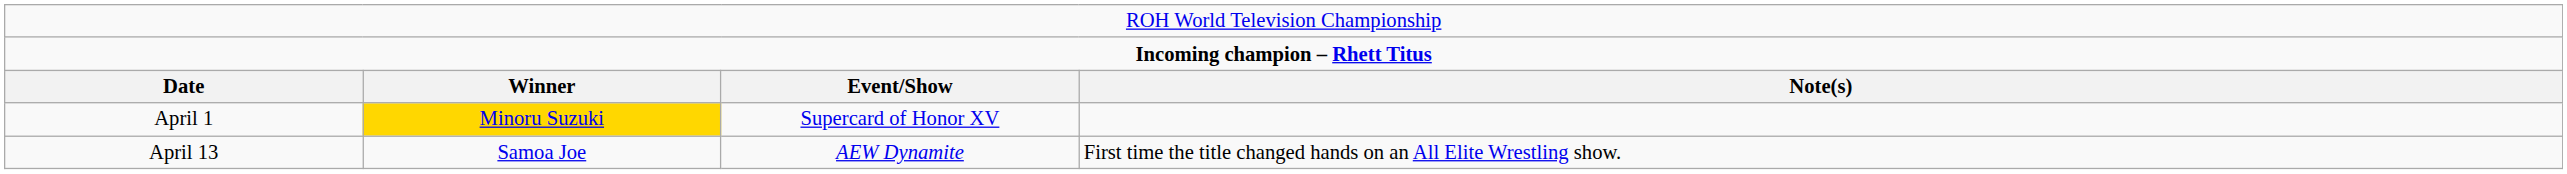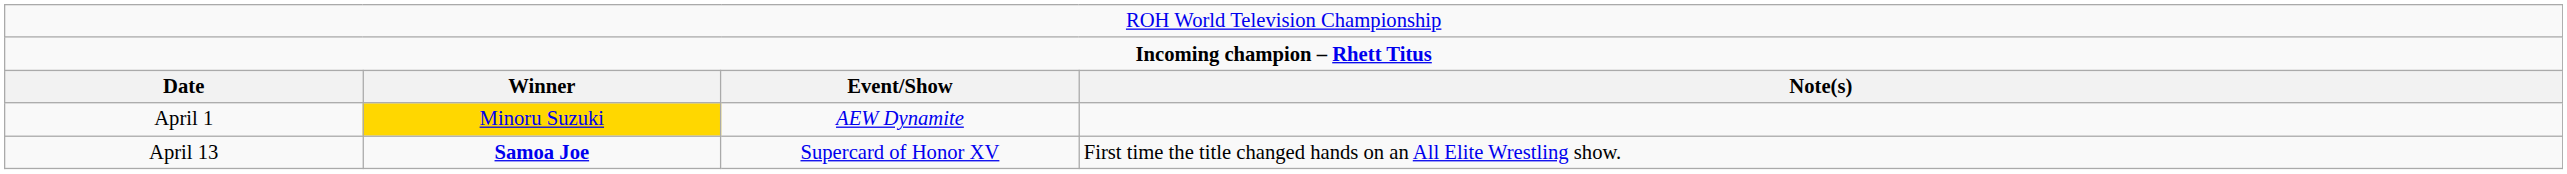(900, 119) Supercard of Honor XV -> (900, 119) AEW Dynamite
(542, 151) normal -> (542, 151) bold
(900, 151) AEW Dynamite -> (900, 151) Supercard of Honor XV
